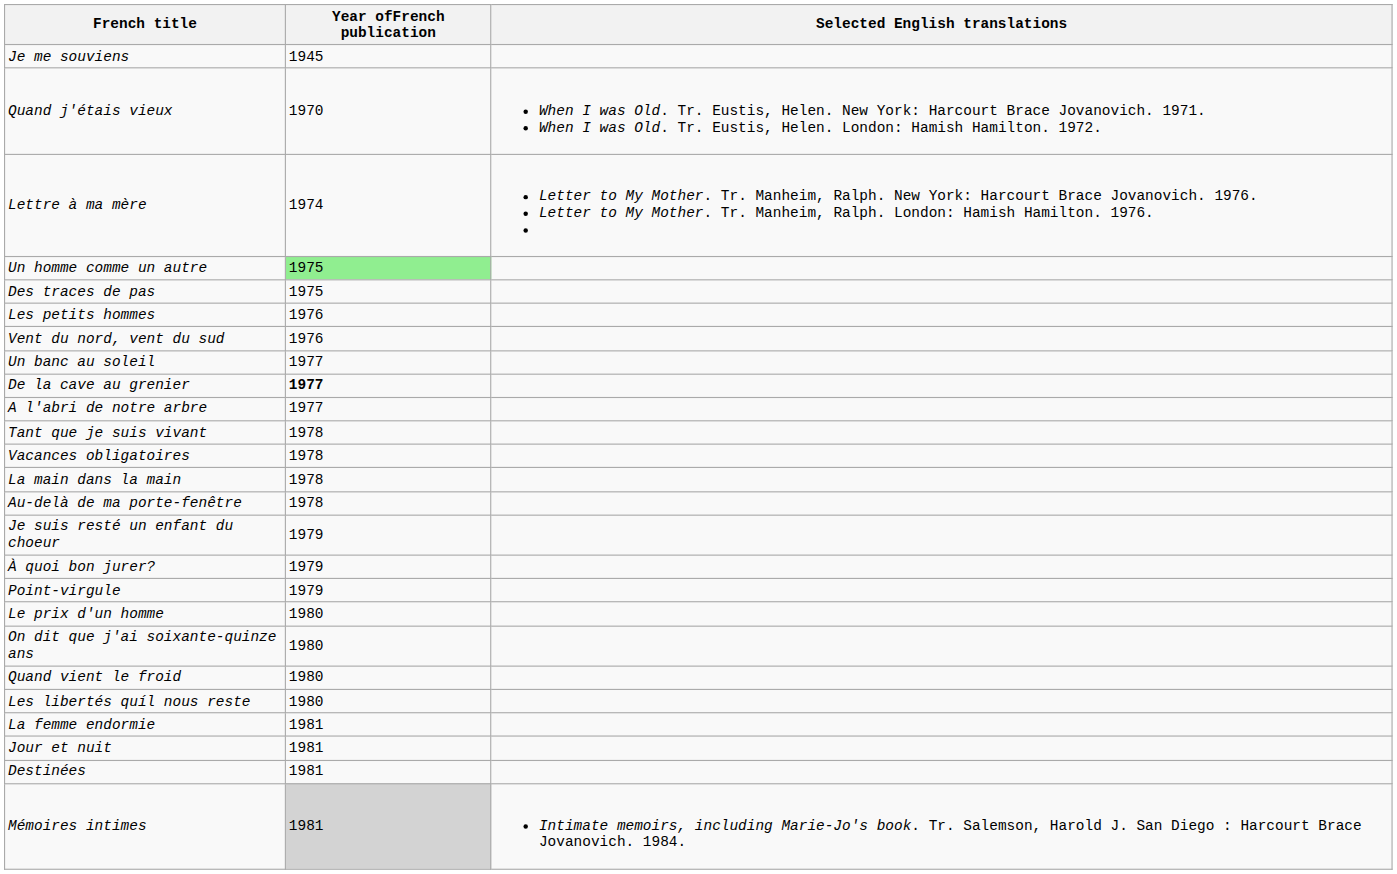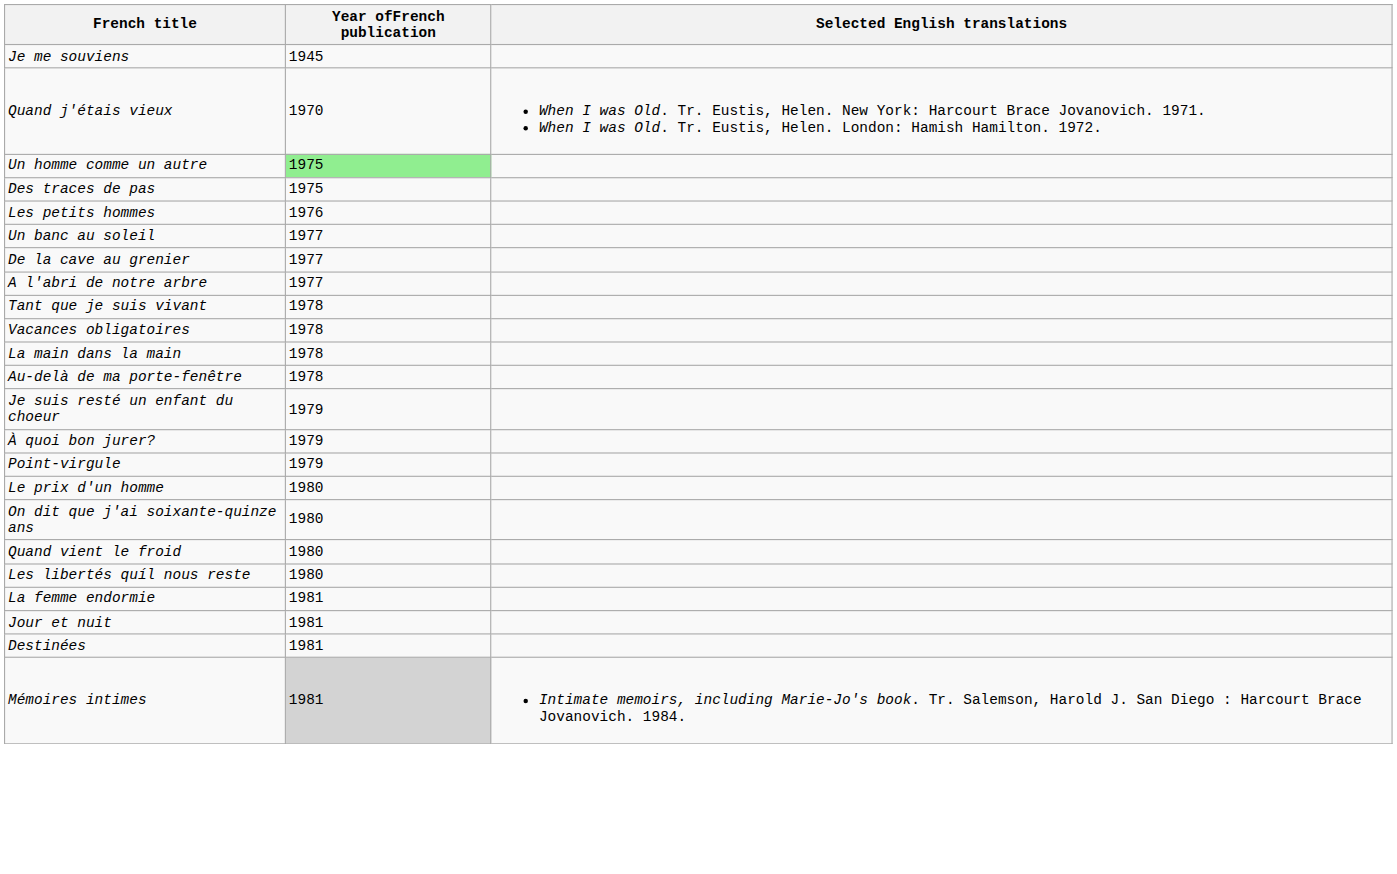- row: (77, 205)
- row: (116, 339)
(306, 386) bold -> (306, 260) normal
